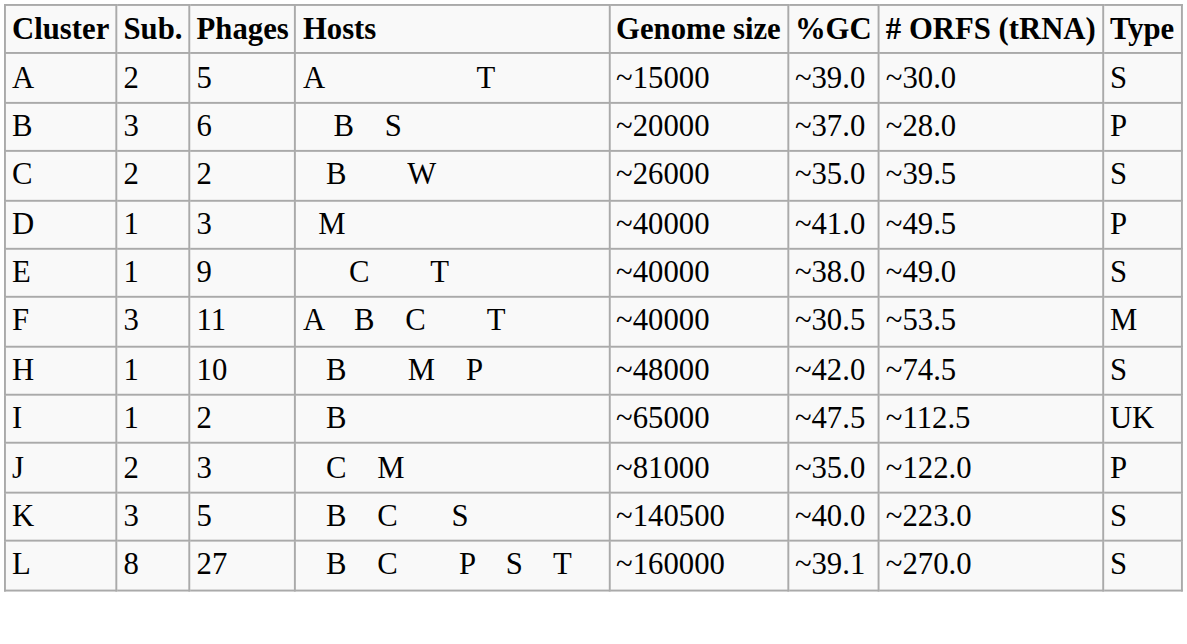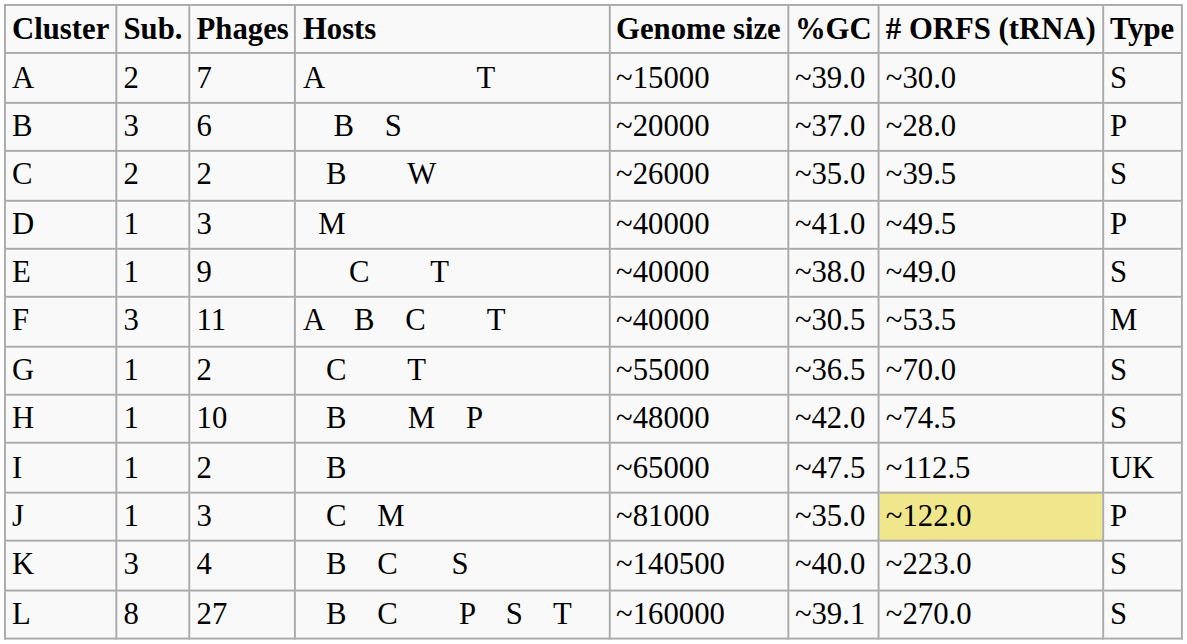(204, 77) 5 -> (204, 77) 7
+ row: (23, 369)
(131, 467) 2 -> (131, 516) 1
(929, 467) no background -> (929, 516) khaki background
(204, 516) 5 -> (204, 564) 4
